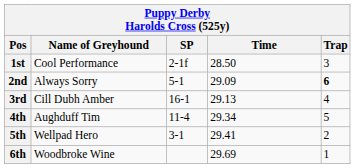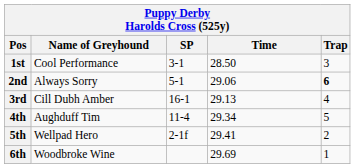(178, 63) 2-1f -> (177, 63) 3-1
(223, 81) 29.09 -> (223, 81) 29.06
(177, 136) 3-1 -> (178, 136) 2-1f
